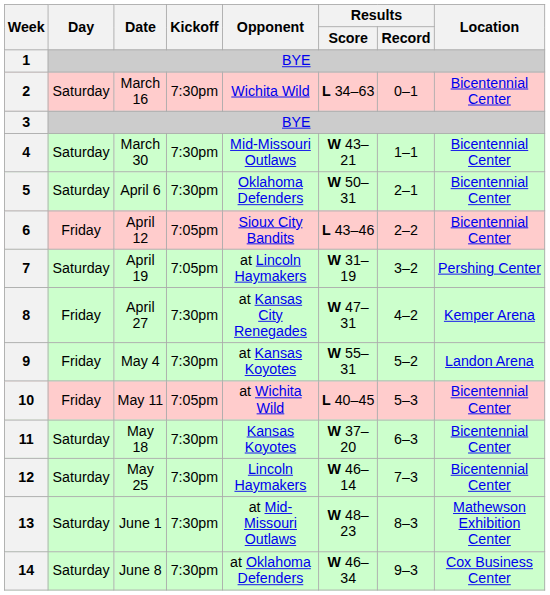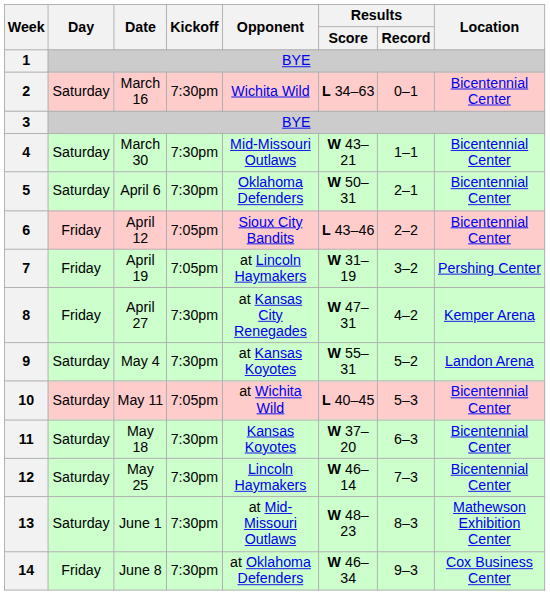(81, 268) Saturday -> (81, 268) Friday
(81, 361) Friday -> (81, 361) Saturday
(81, 400) Friday -> (81, 400) Saturday
(81, 570) Saturday -> (81, 570) Friday
